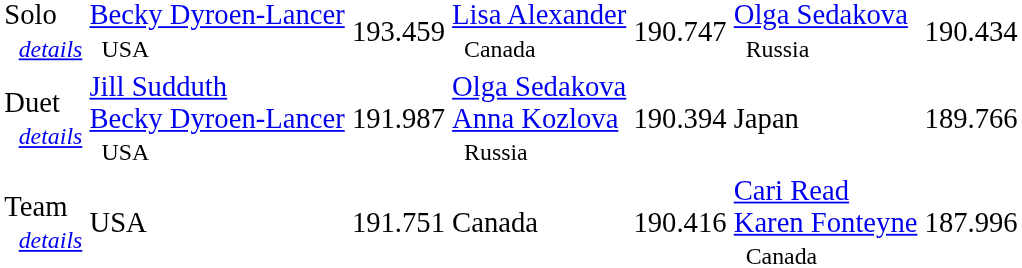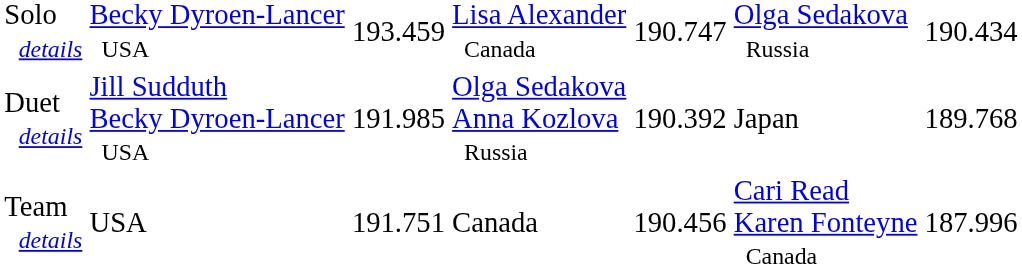(398, 118) 191.987 -> (398, 118) 191.985
(680, 118) 190.394 -> (680, 118) 190.392
(971, 118) 189.766 -> (971, 118) 189.768
(680, 222) 190.416 -> (680, 222) 190.456
